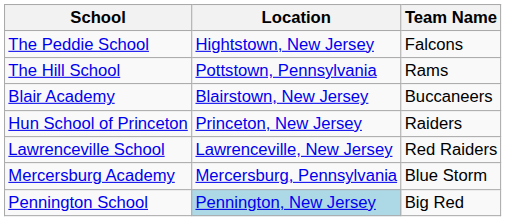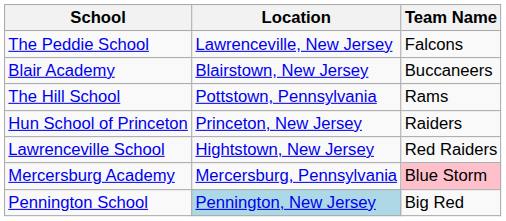(285, 44) Hightstown, New Jersey -> (294, 44) Lawrenceville, New Jersey
rows swapped: (62, 96) <-> (64, 70)
(294, 149) Lawrenceville, New Jersey -> (285, 149) Hightstown, New Jersey
(446, 176) no background -> (446, 176) pink background
